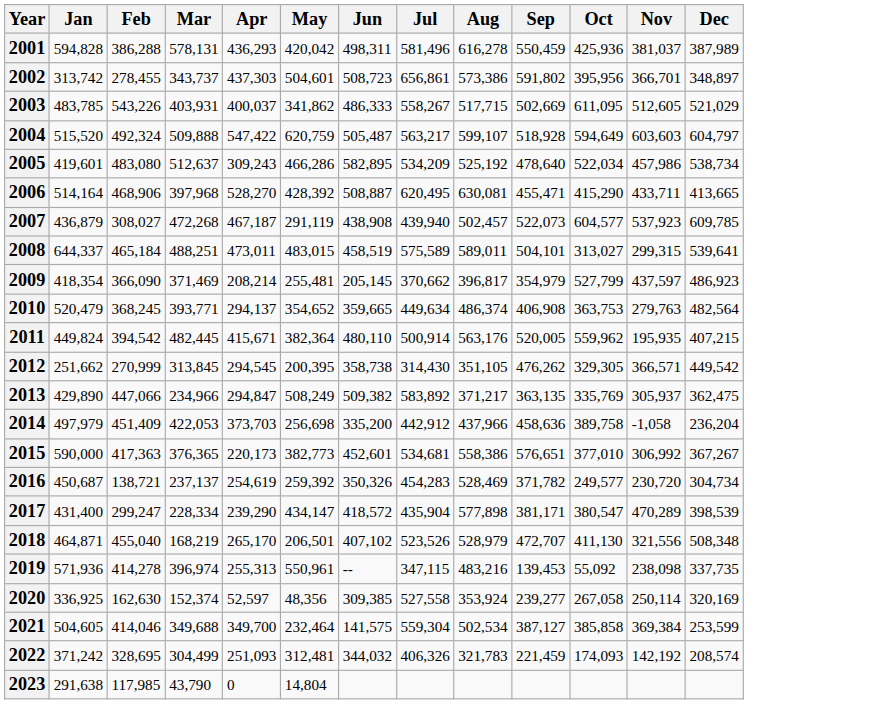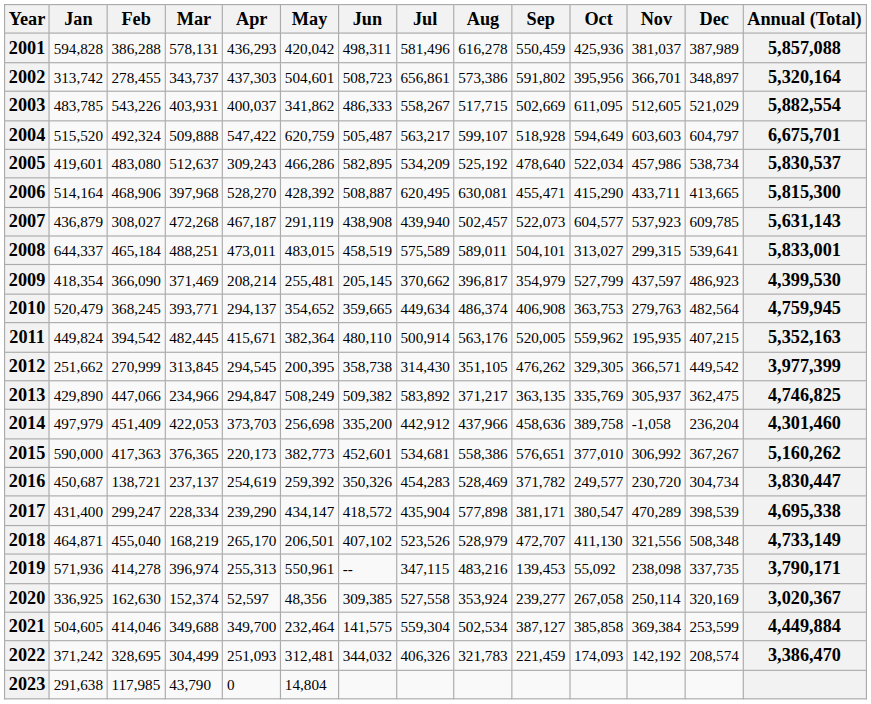+ column: (804, 18)
